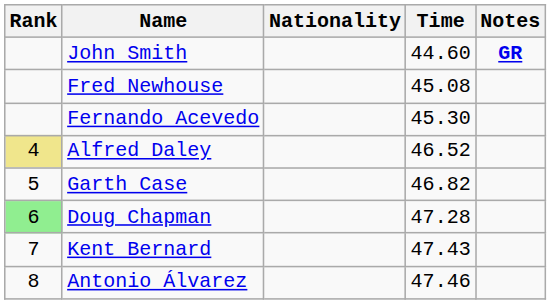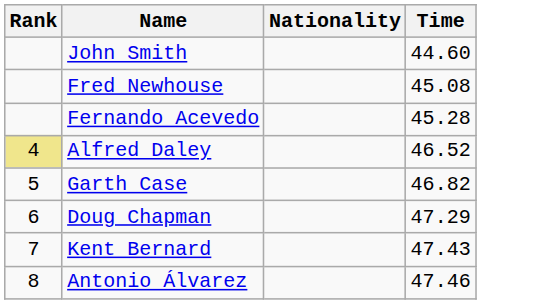- column: (510, 21)
(441, 119) 45.30 -> (441, 119) 45.28
(34, 217) lightgreen background -> (34, 217) no background
(441, 217) 47.28 -> (441, 217) 47.29
